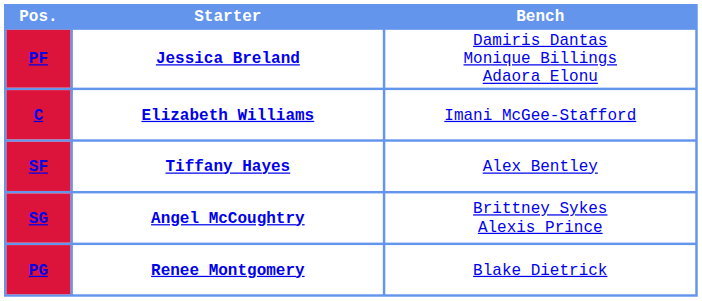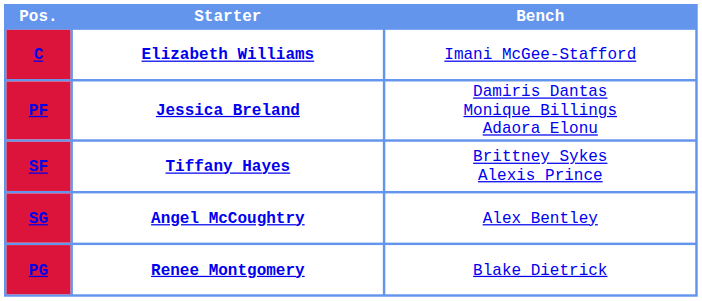rows swapped: (38, 115) <-> (38, 59)
(540, 166) Alex Bentley -> (540, 166) Brittney Sykes Alexis Prince
(540, 218) Brittney Sykes Alexis Prince -> (540, 218) Alex Bentley
